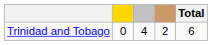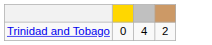- column: (191, 13)
